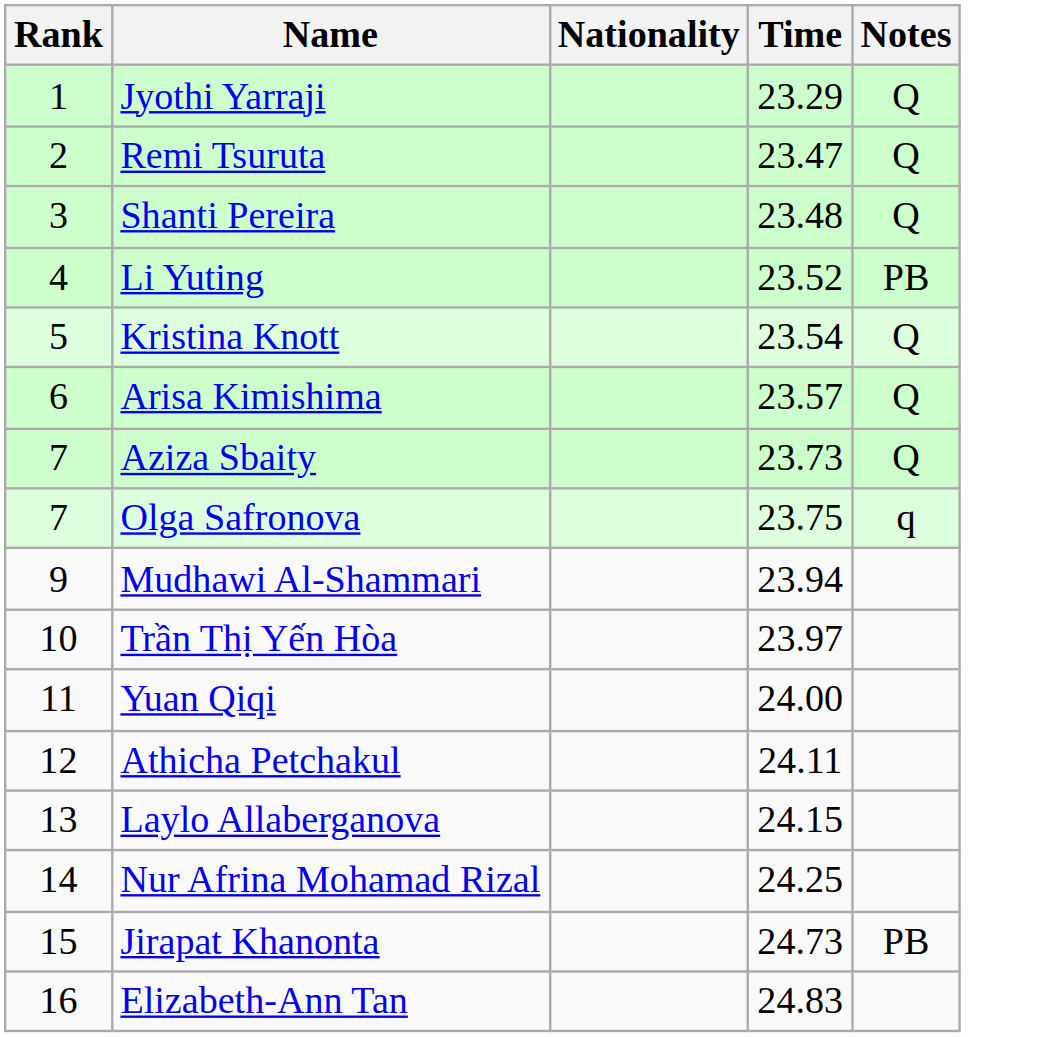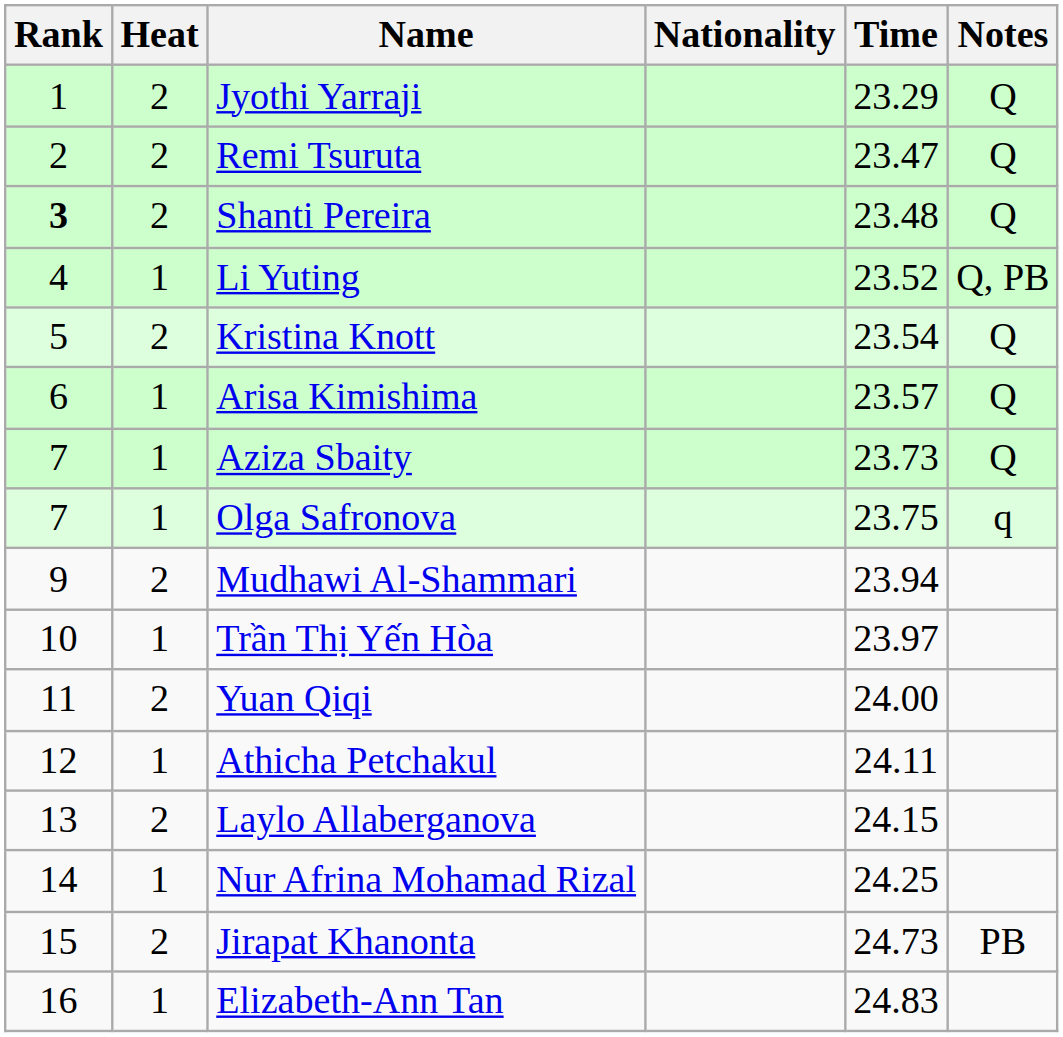+ column: (160, 34)
(58, 215) normal -> (58, 215) bold
(906, 276) PB -> (1003, 276) Q, PB
